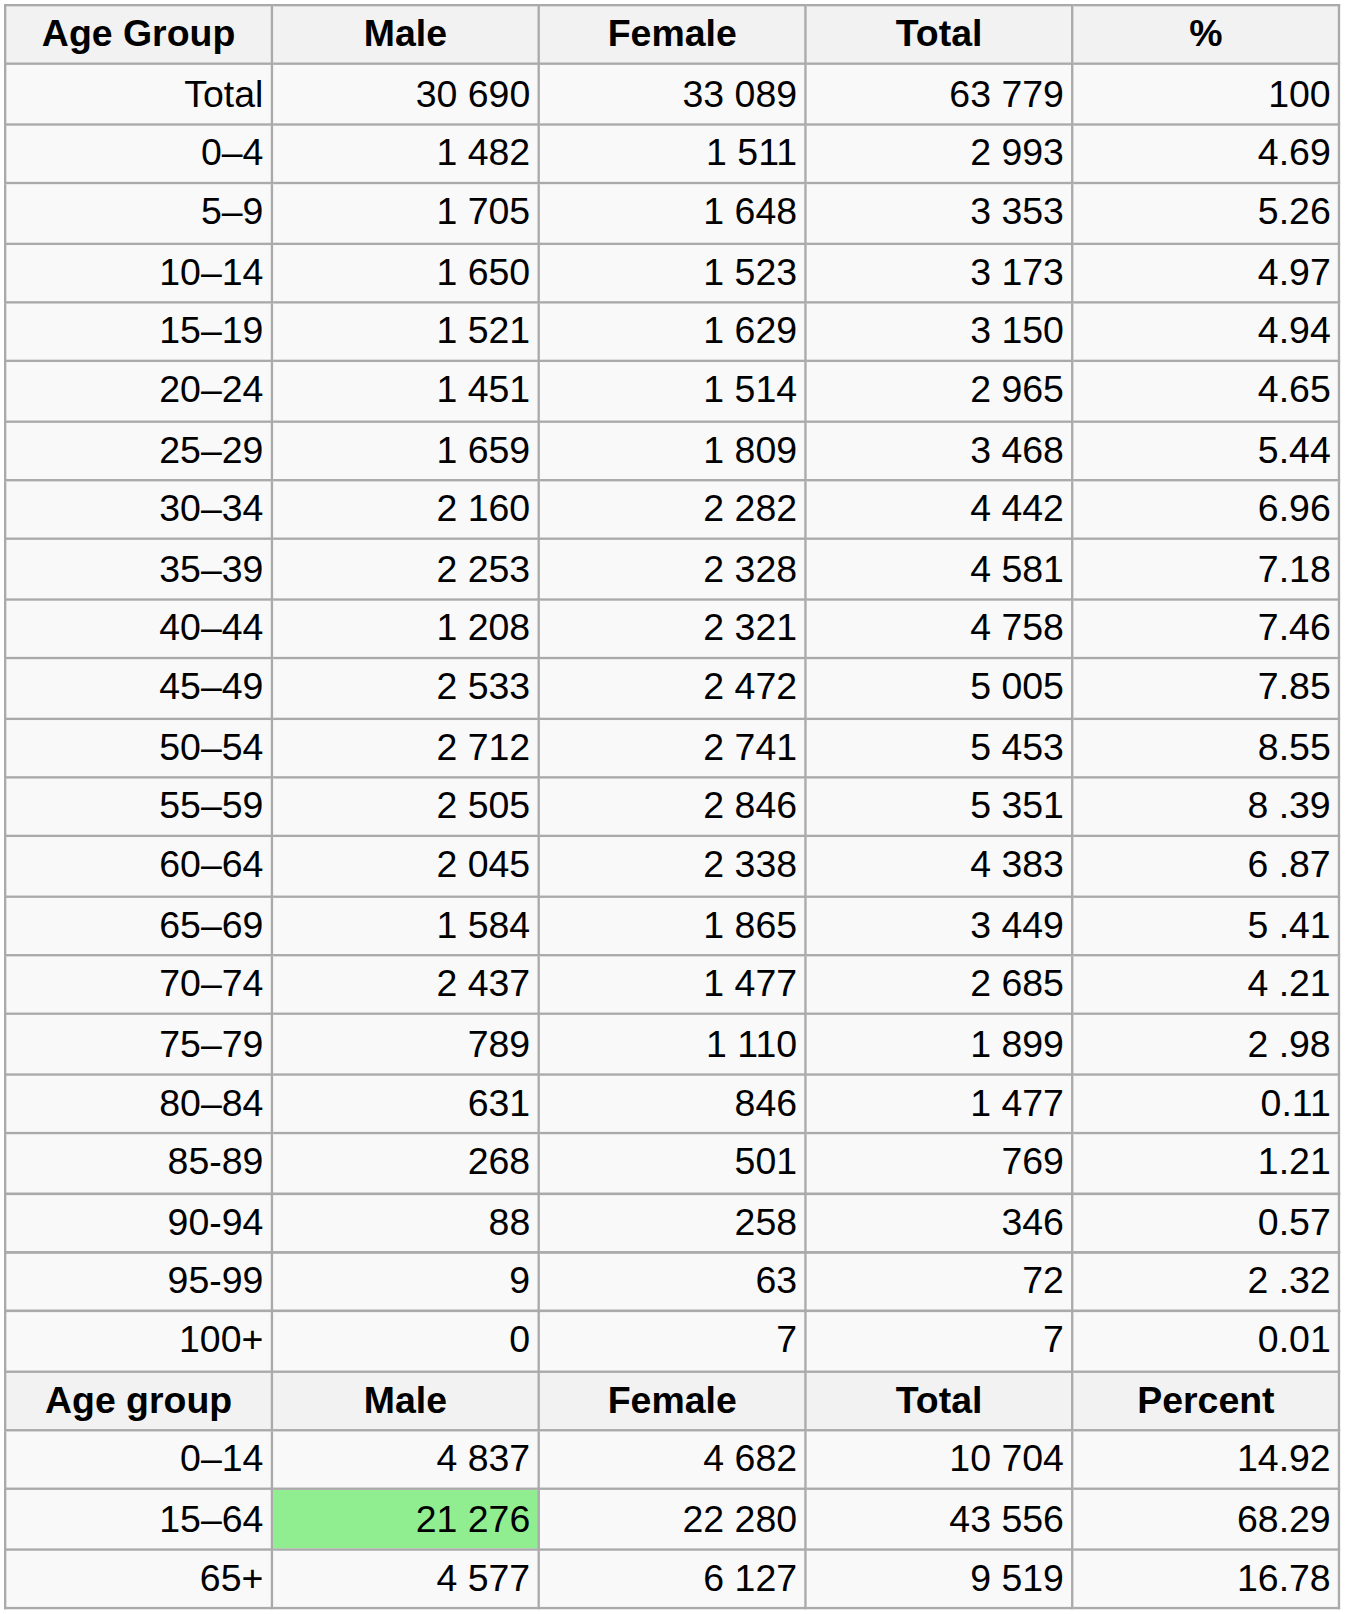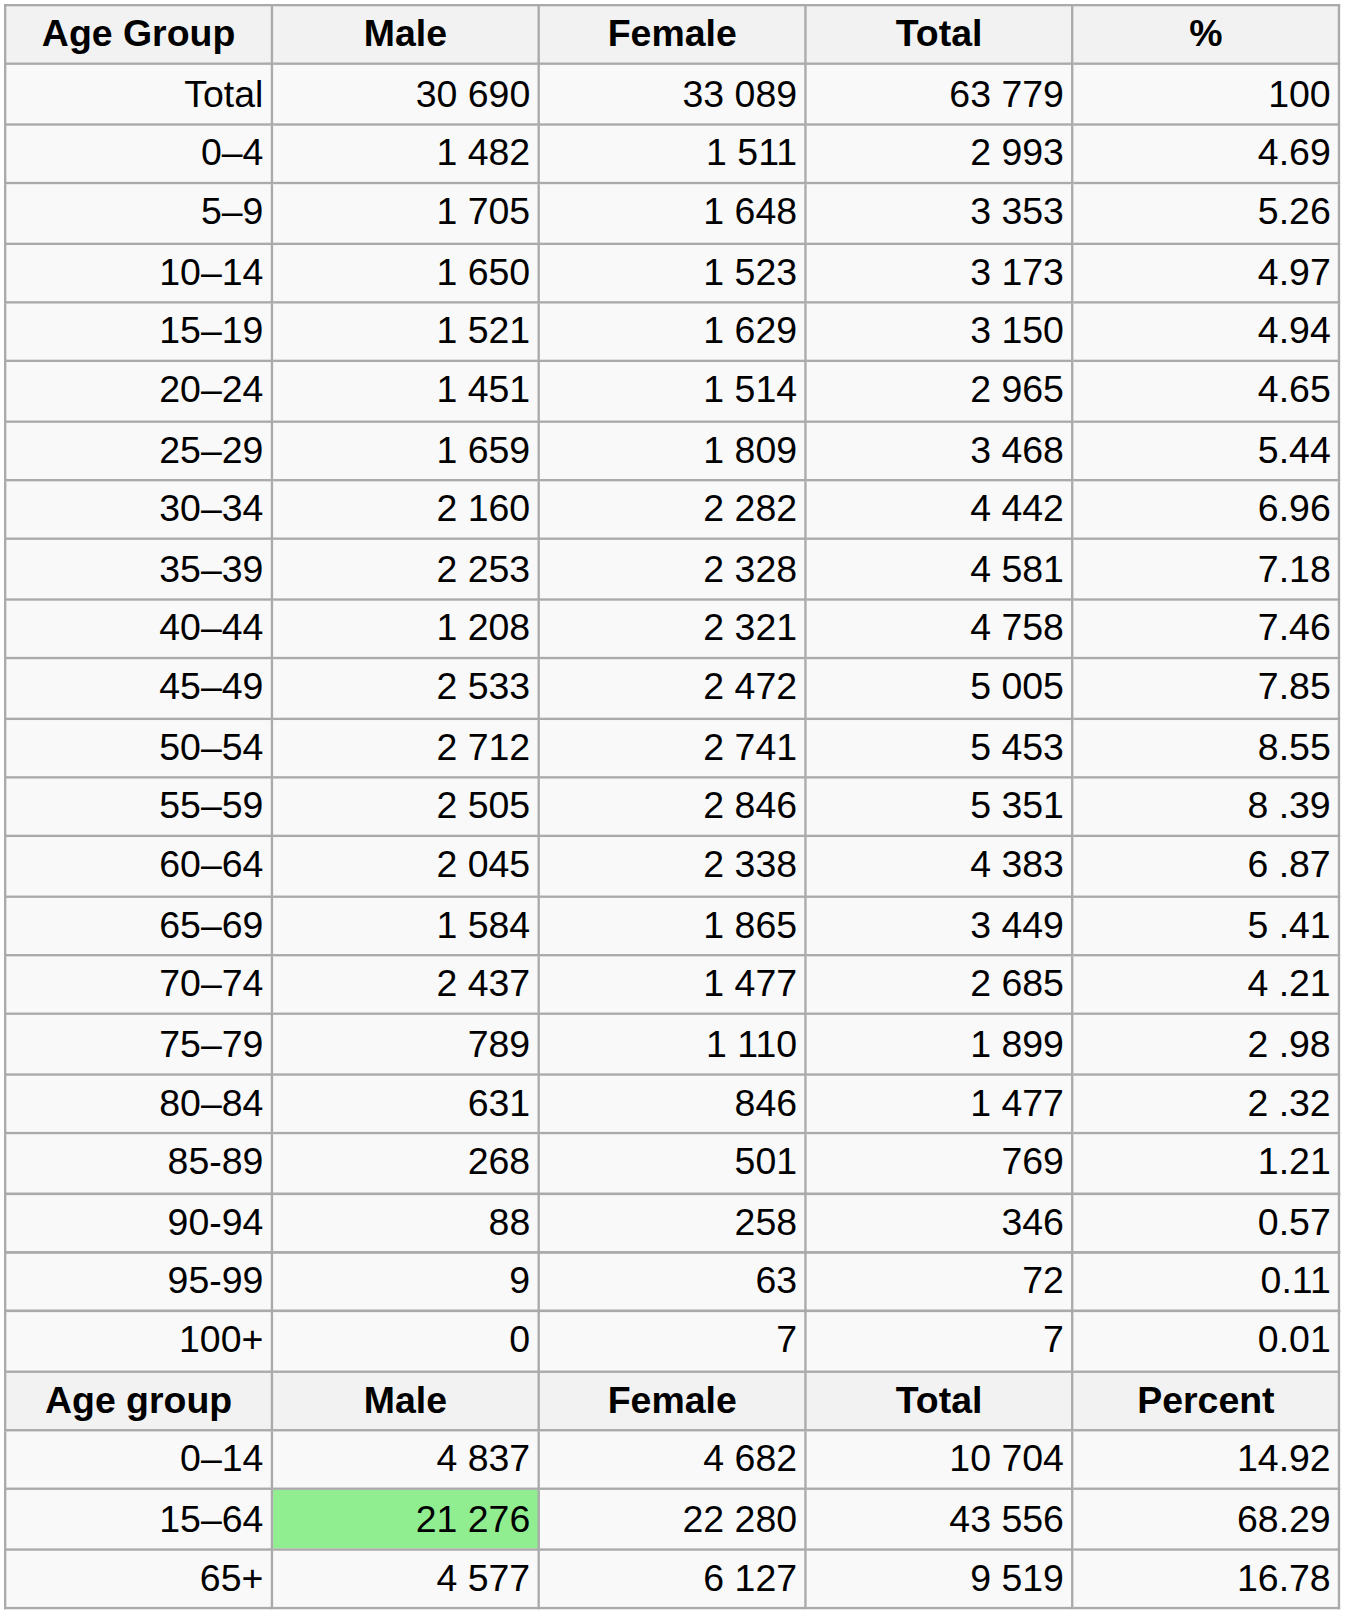(1296, 1102) 0.11 -> (1289, 1102) 2 .32
(1289, 1281) 2 .32 -> (1296, 1281) 0.11
